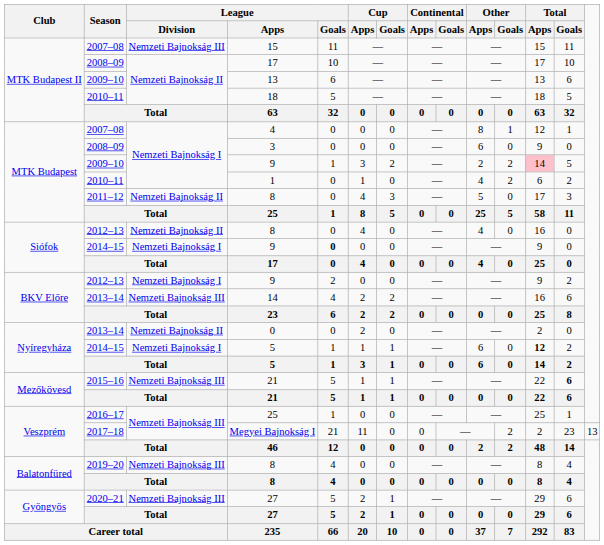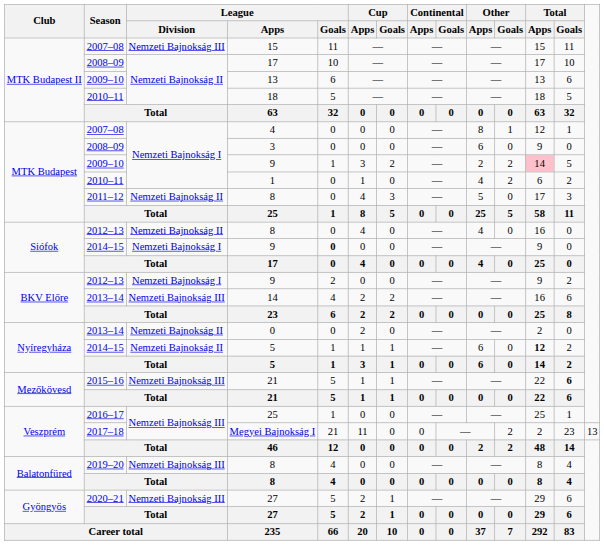(177, 347) Nemzeti Bajnokság I -> (177, 347) Nemzeti Bajnokság II
